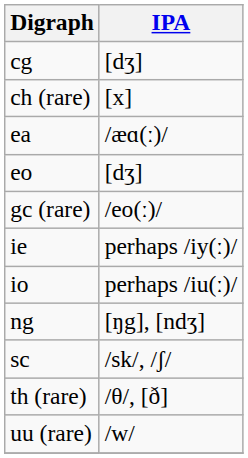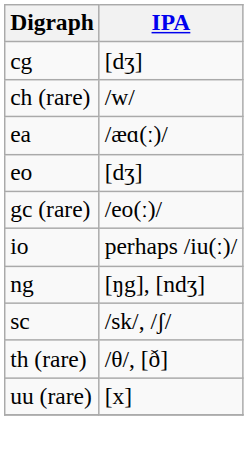(118, 97) [x] -> (120, 97) /w/
- row: (19, 246)
(120, 433) /w/ -> (118, 396) [x]
